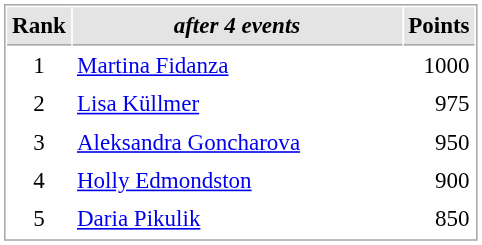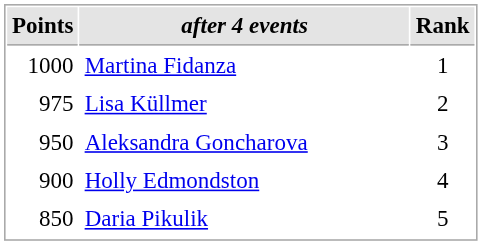columns swapped: (39, 25) <-> (439, 25)
